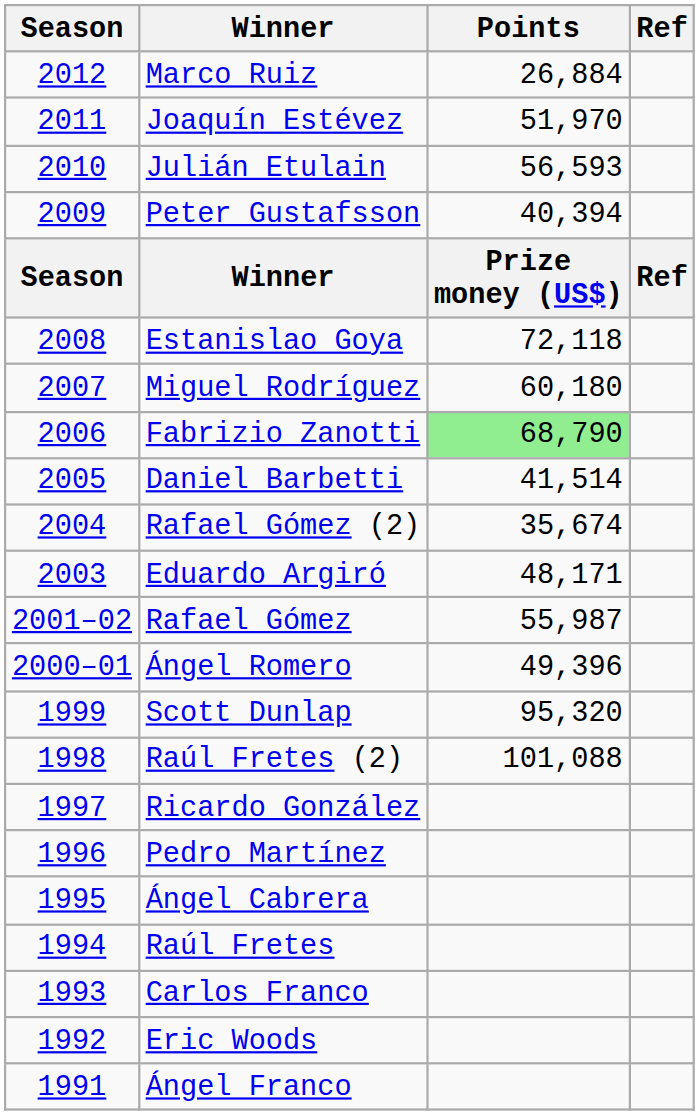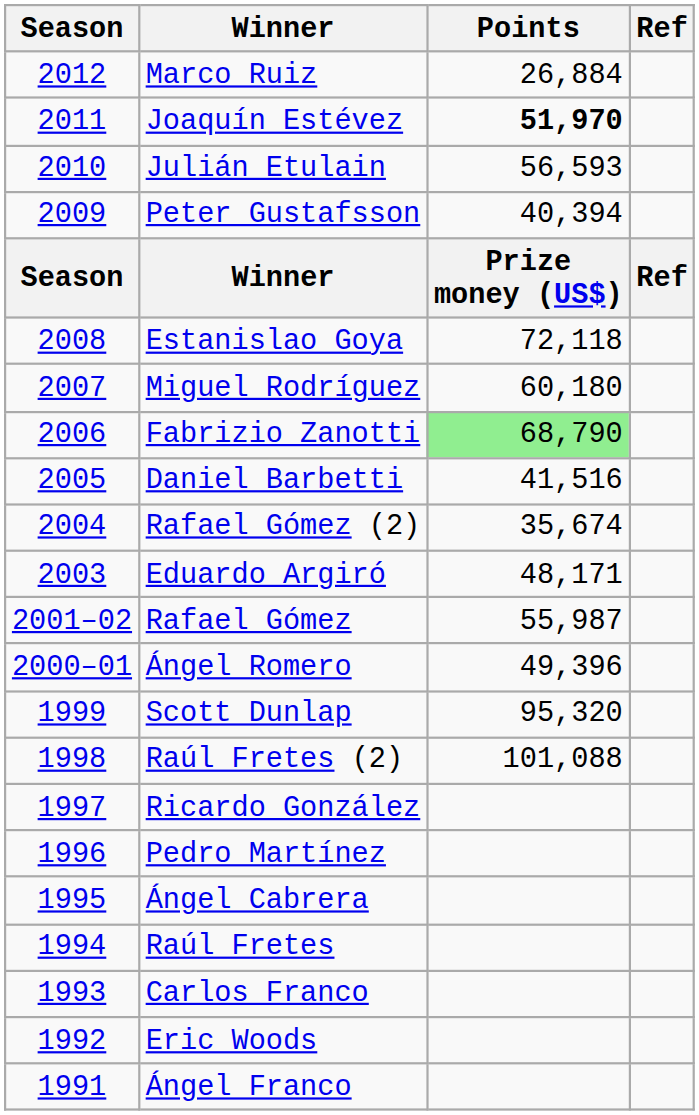(571, 122) normal -> (571, 122) bold
(571, 481) 41,514 -> (571, 481) 41,516
